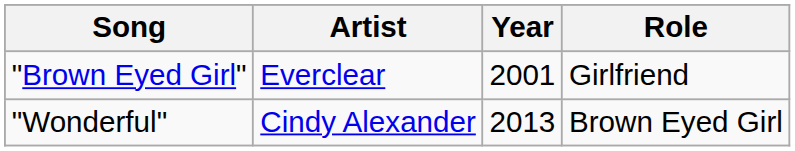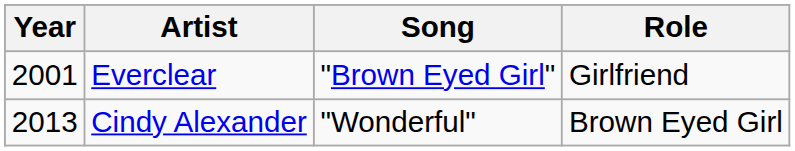columns swapped: (522, 27) <-> (129, 27)
